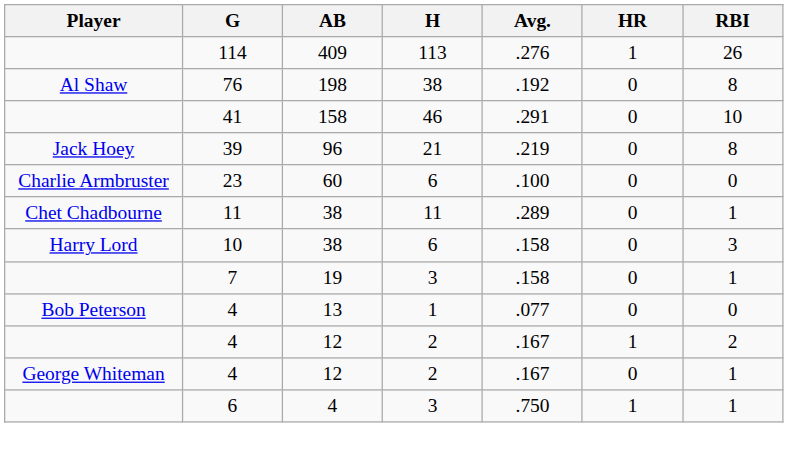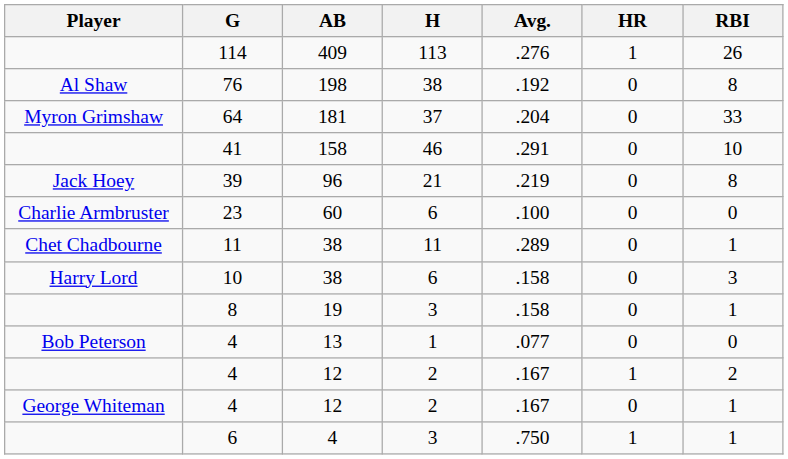+ row: (94, 116)
(232, 277) 7 -> (232, 309) 8
